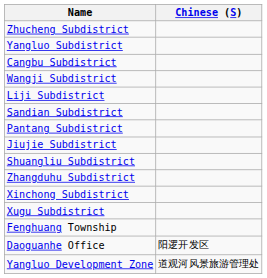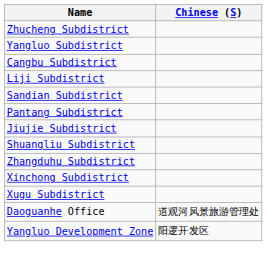- row: (62, 79)
- row: (62, 227)
(183, 245) 阳逻开发区 -> (209, 212) 道观河风景旅游管理处
(209, 264) 道观河风景旅游管理处 -> (183, 231) 阳逻开发区
